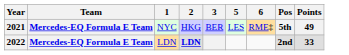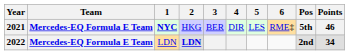+ column: (236, 11)
(167, 26) normal -> (167, 26) bold
(309, 26) 49 -> (330, 26) 46
(309, 42) 33 -> (330, 42) 34
